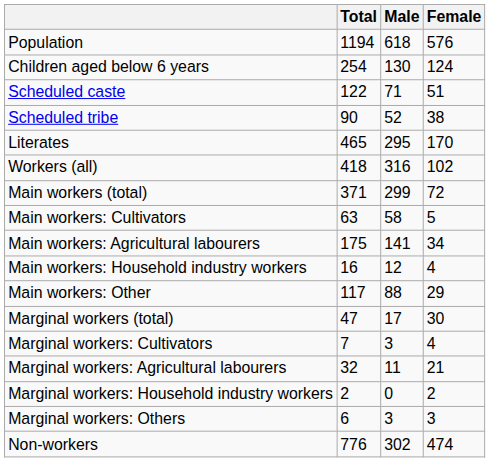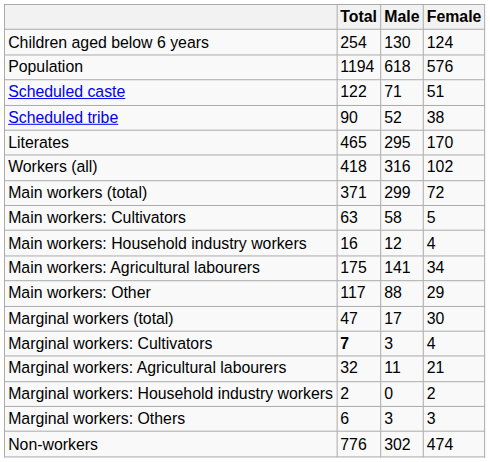rows swapped: (46, 42) <-> (109, 67)
rows swapped: (134, 243) <-> (157, 268)
(345, 343) normal -> (345, 343) bold
